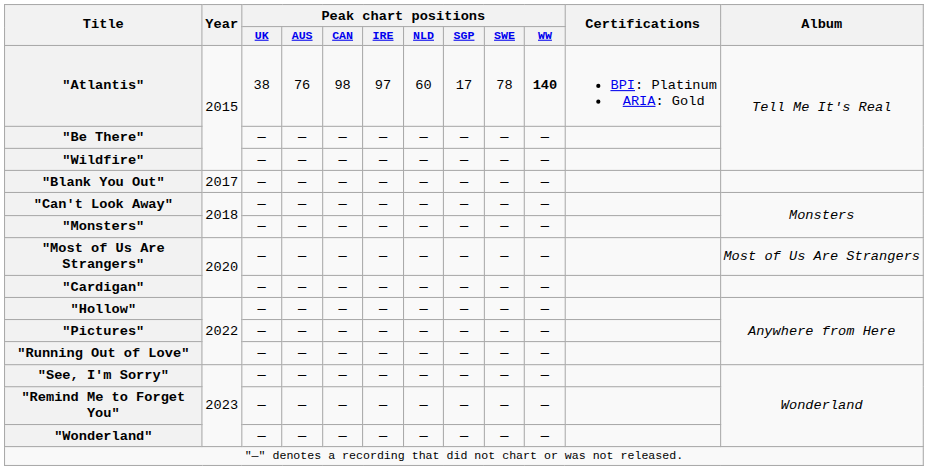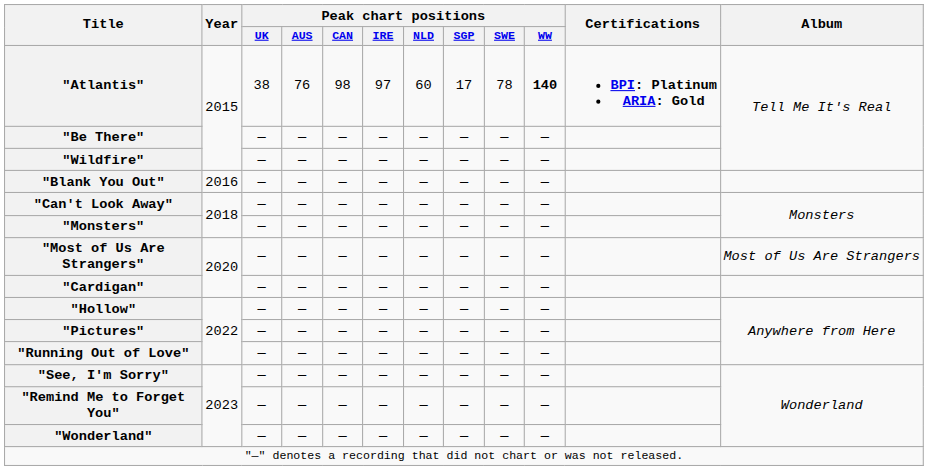(643, 93) normal -> (643, 93) bold
(222, 182) 2017 -> (222, 182) 2016
